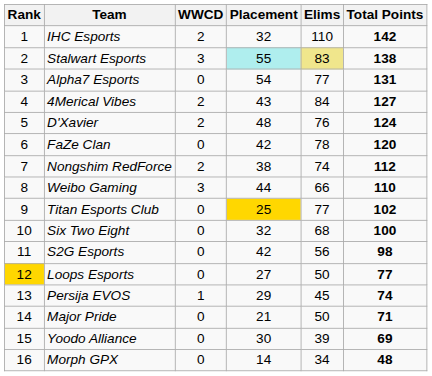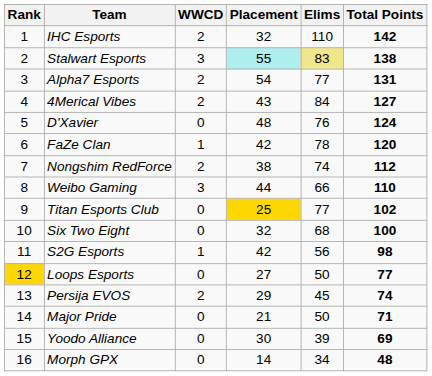(201, 79) 0 -> (201, 79) 2
(201, 123) 2 -> (201, 123) 0
(201, 144) 0 -> (201, 144) 1
(201, 252) 0 -> (201, 252) 1
(201, 295) 1 -> (201, 295) 2
